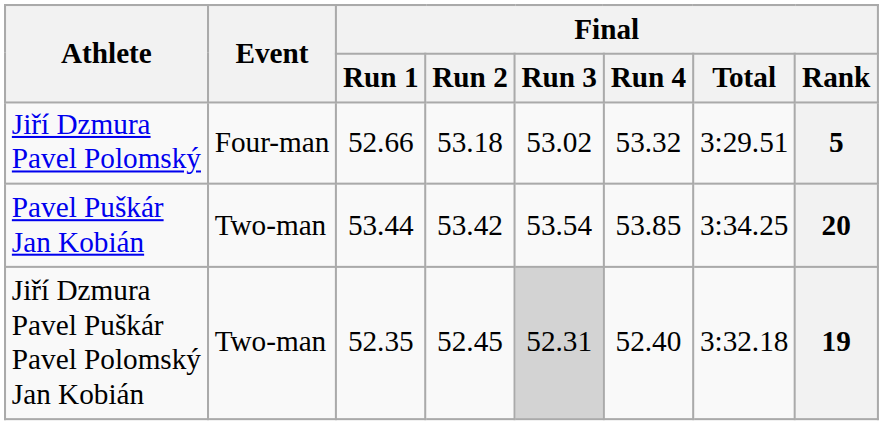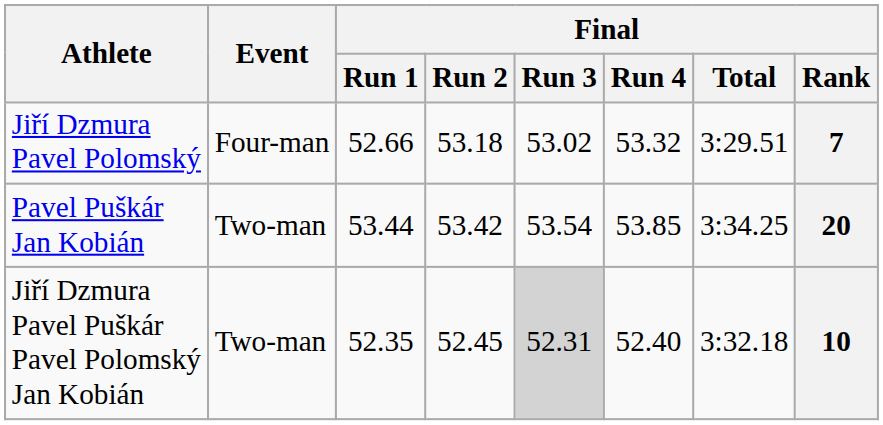(836, 142) 5 -> (836, 142) 7
(836, 342) 19 -> (836, 342) 10
